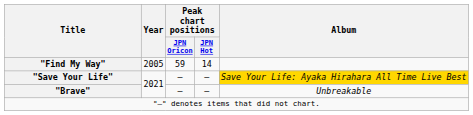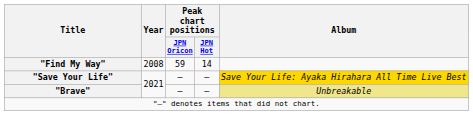(153, 64) 2005 -> (153, 64) 2008
(344, 91) no background -> (344, 91) khaki background
